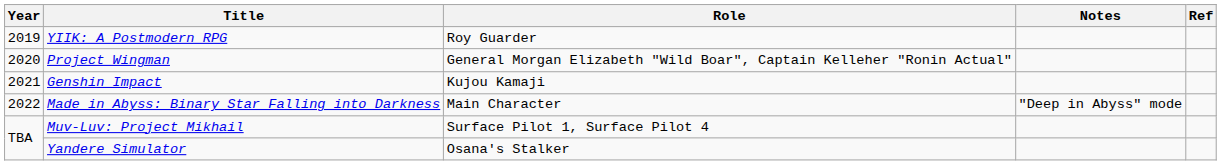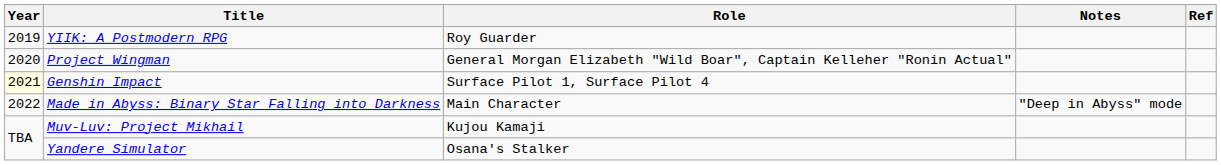(24, 82) no background -> (24, 82) lightyellow background
(496, 82) Kujou Kamaji -> (578, 82) Surface Pilot 1, Surface Pilot 4
(578, 127) Surface Pilot 1, Surface Pilot 4 -> (496, 127) Kujou Kamaji
